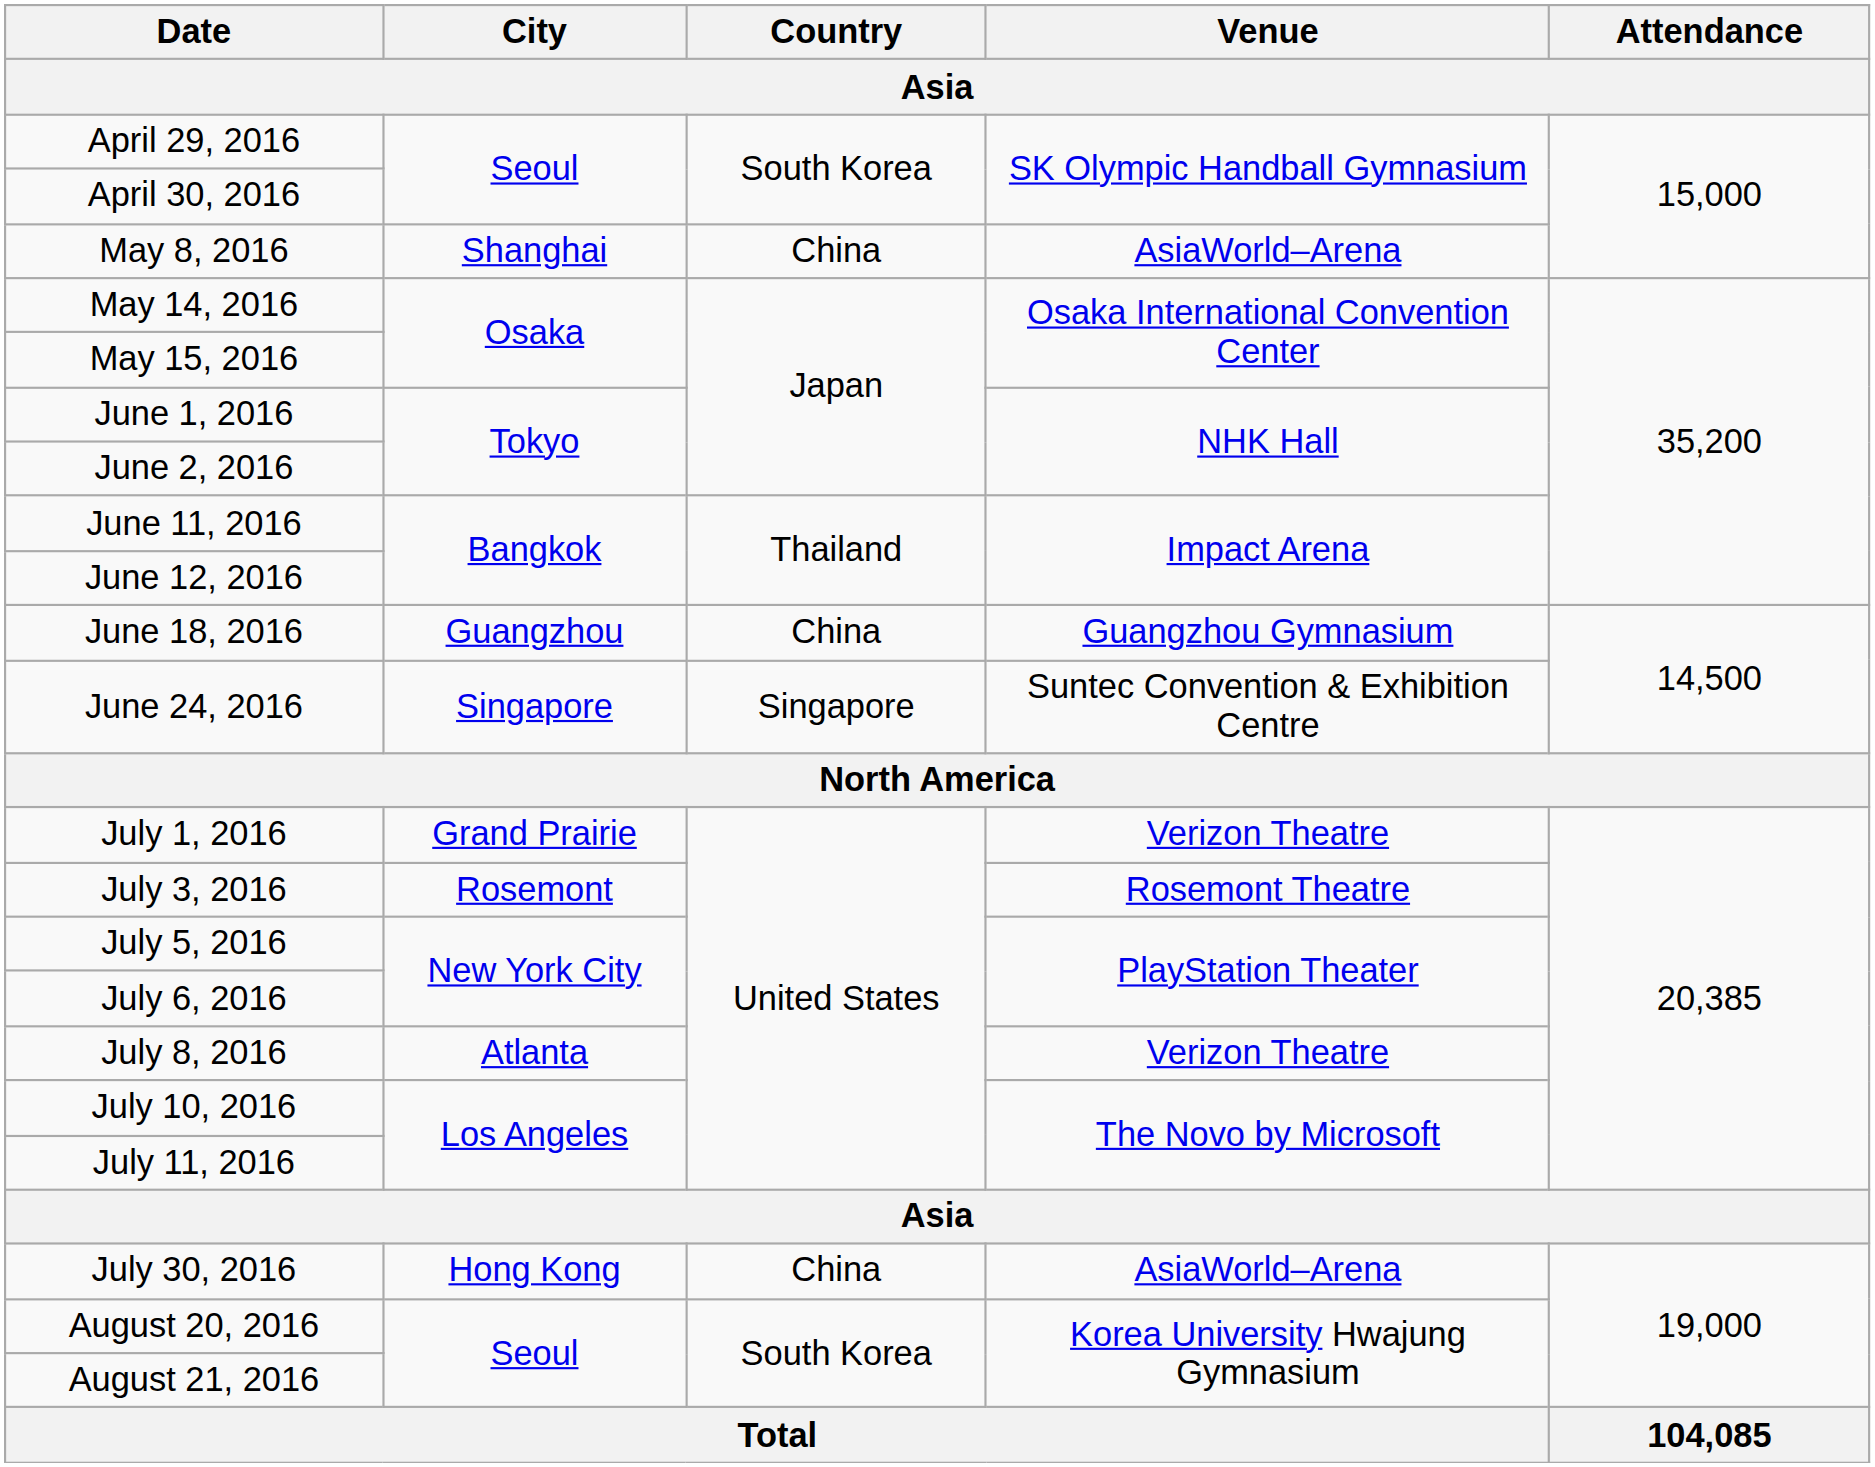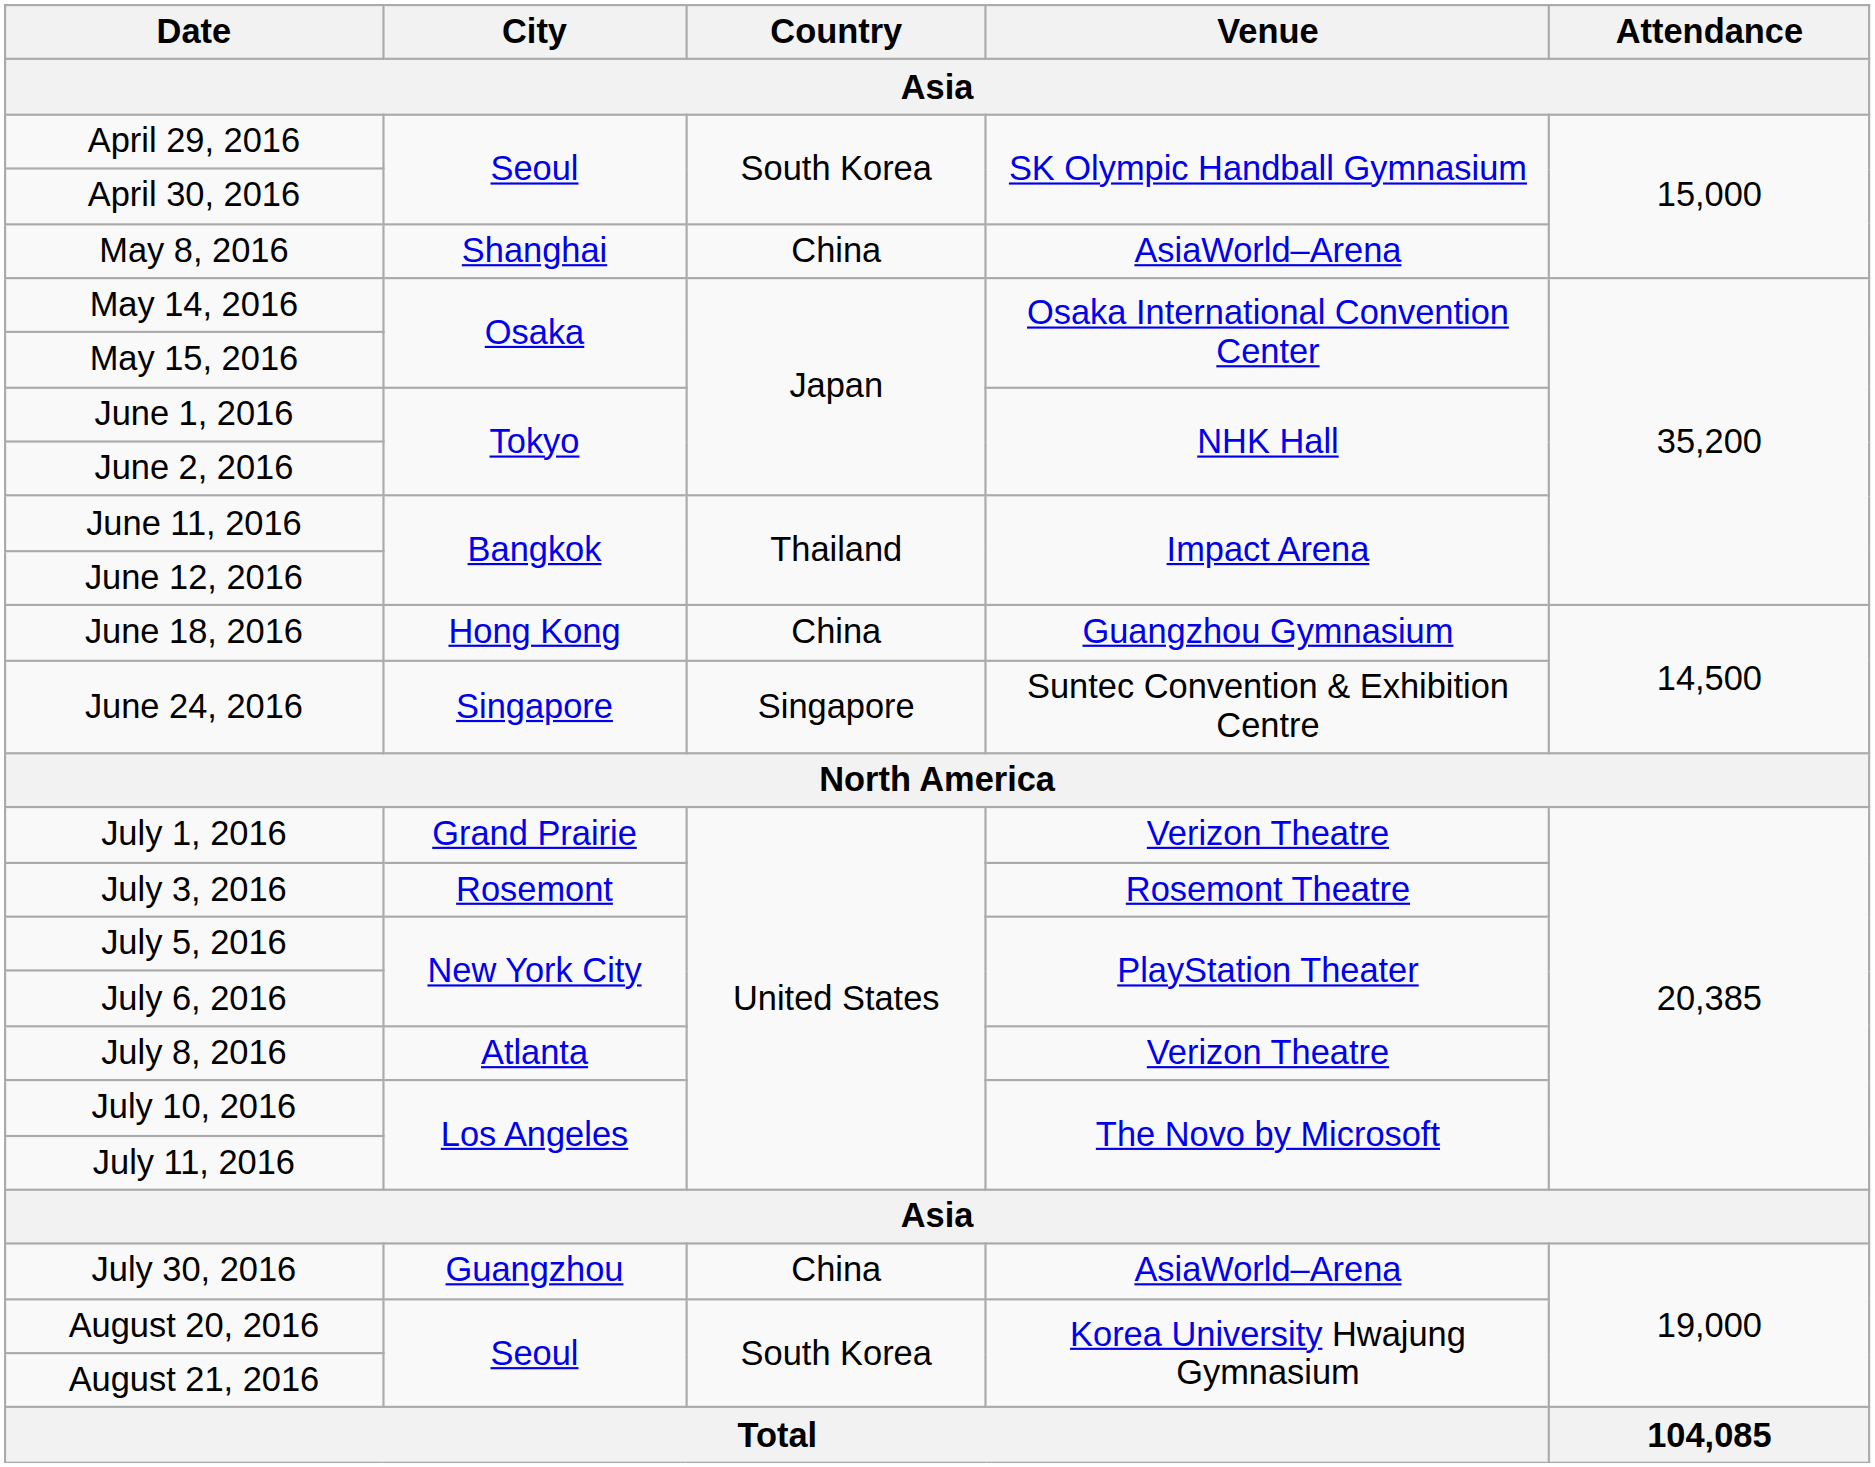(534, 631) Guangzhou -> (535, 631) Hong Kong
(535, 1270) Hong Kong -> (534, 1270) Guangzhou
